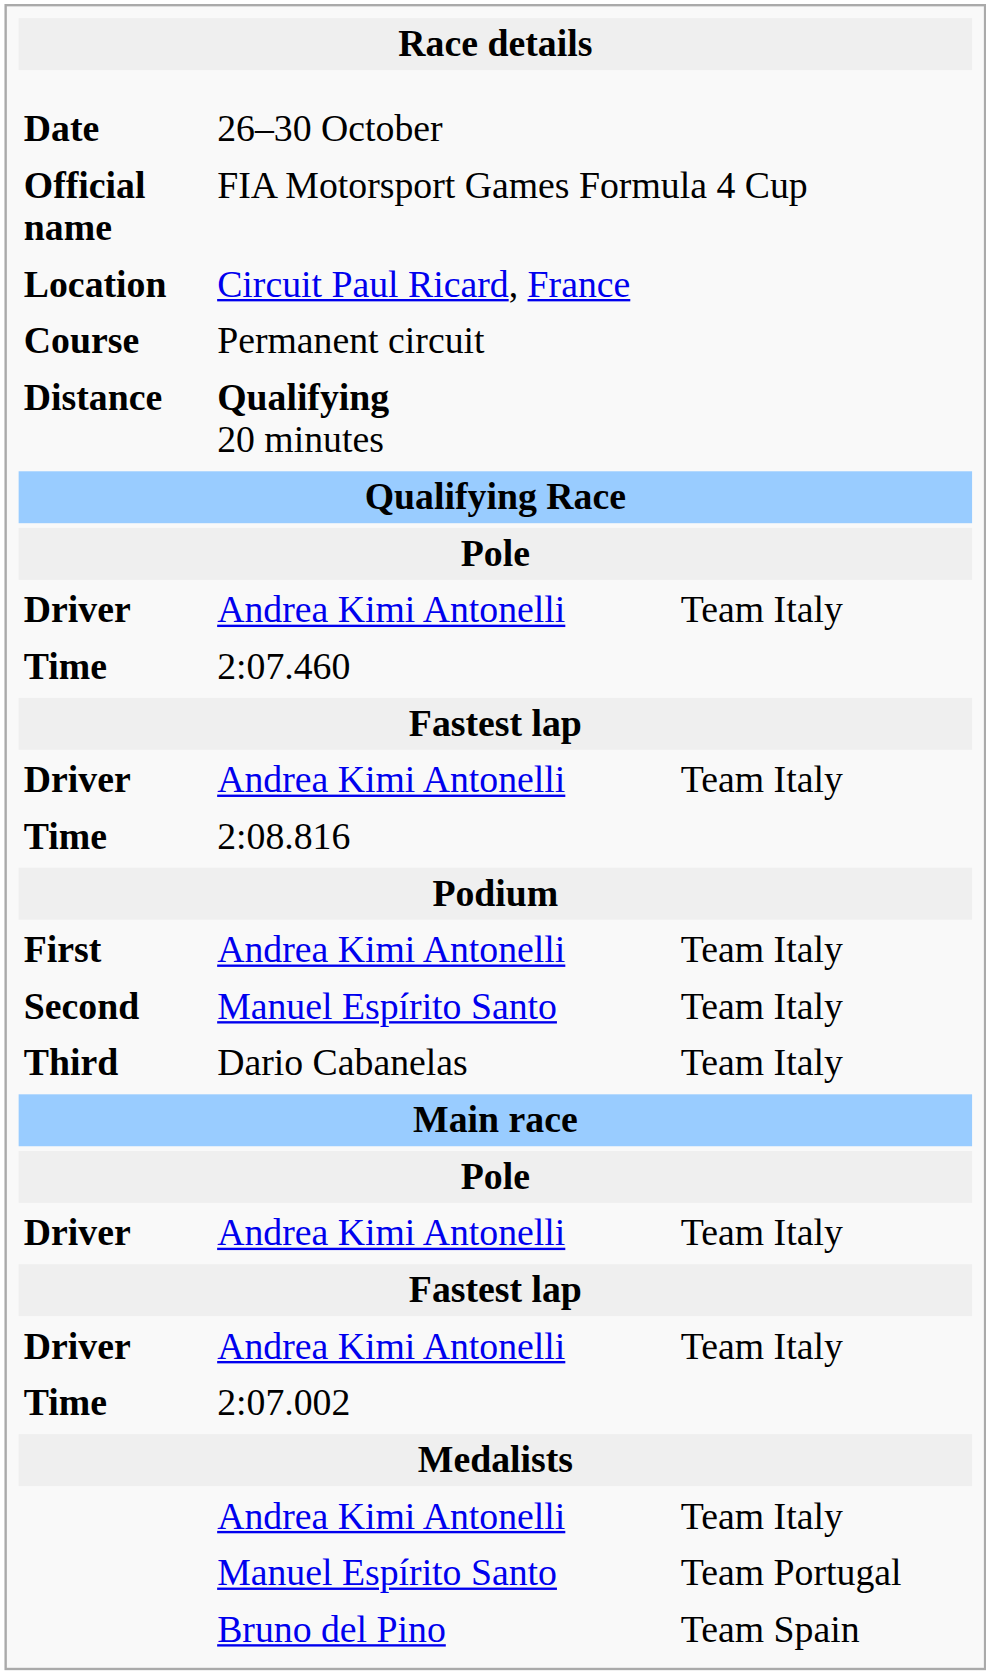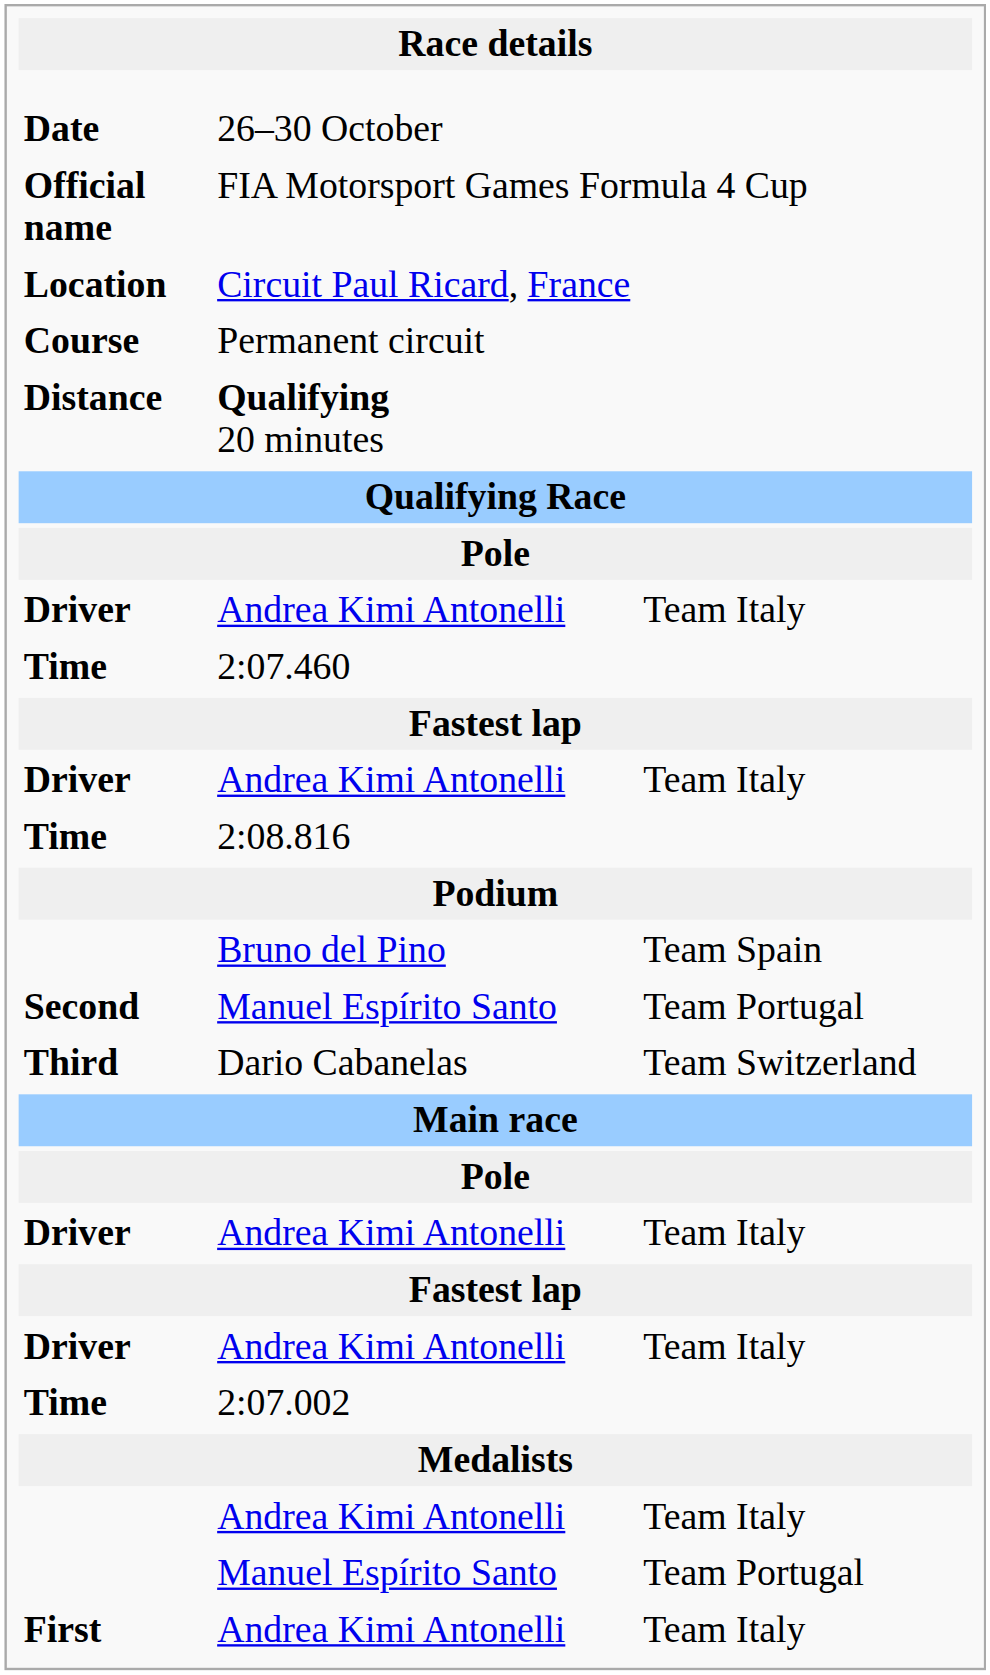rows swapped: (63, 950) <-> (113, 1630)
(762, 1006) Team Italy -> (754, 1006) Team Portugal
(762, 1063) Team Italy -> (780, 1063) Team Switzerland
